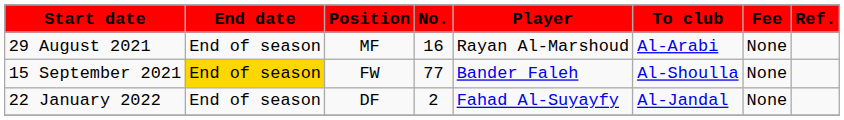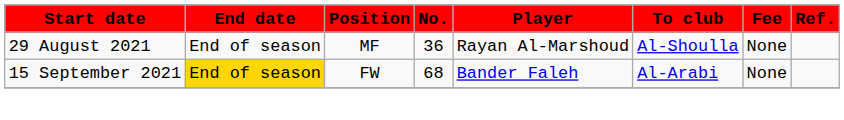(433, 46) 16 -> (433, 46) 36
(678, 46) Al-Arabi -> (688, 46) Al-Shoulla
(433, 74) 77 -> (433, 74) 68
(688, 74) Al-Shoulla -> (678, 74) Al-Arabi
- row: (85, 101)
